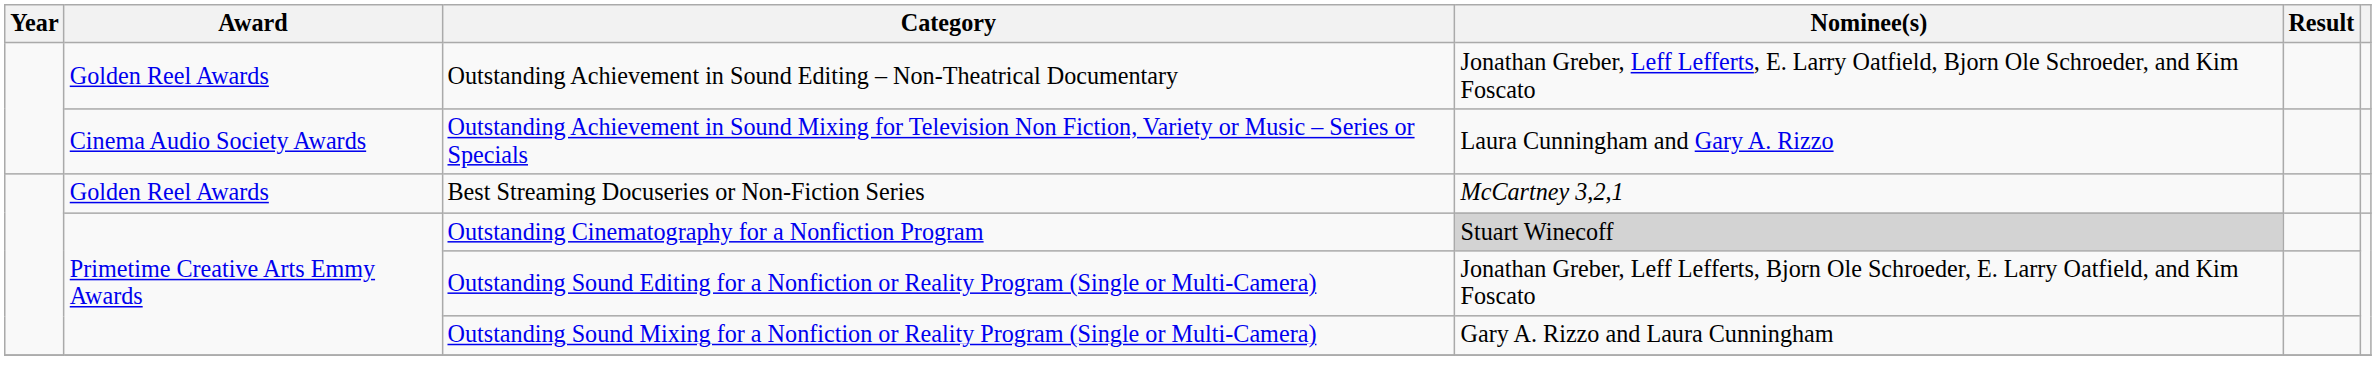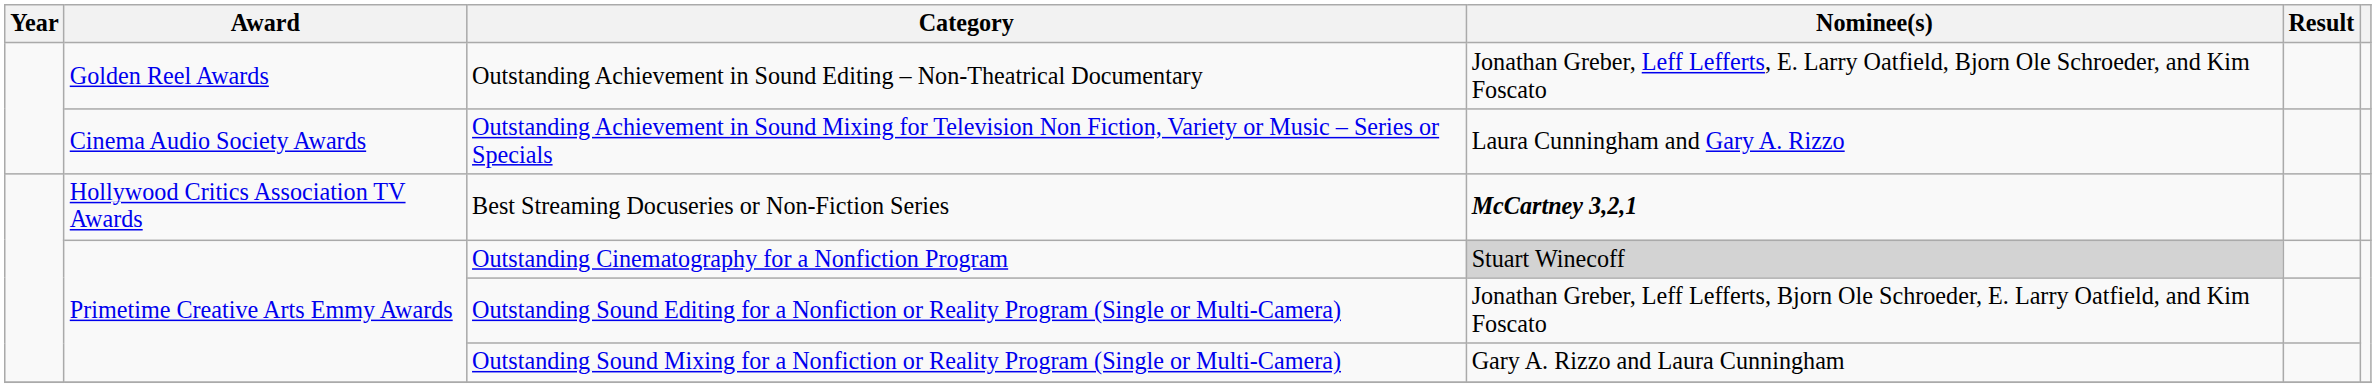(169, 192) Golden Reel Awards -> (238, 206) Hollywood Critics Association TV Awards
(1542, 192) normal -> (1555, 206) bold
